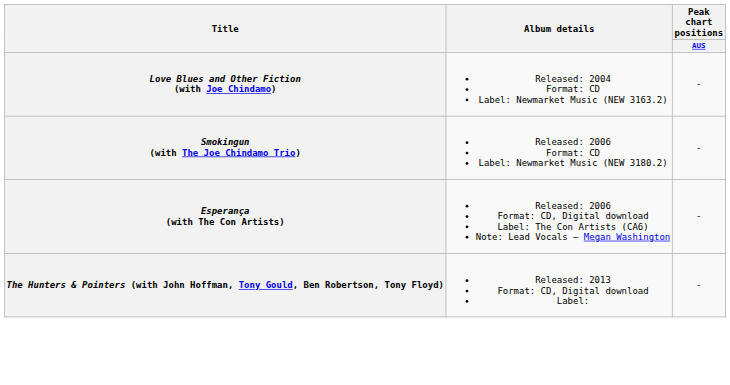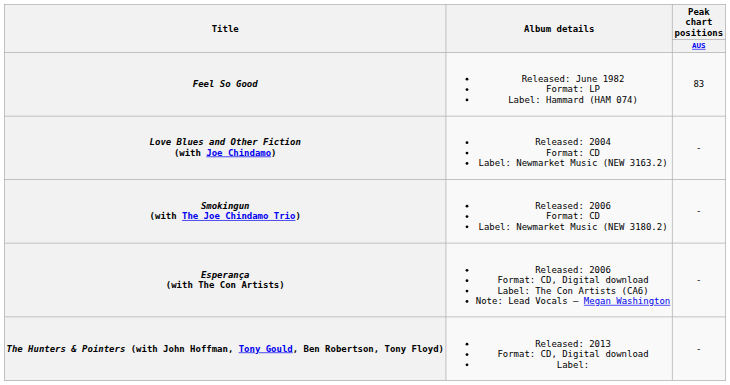+ row: (225, 84)
